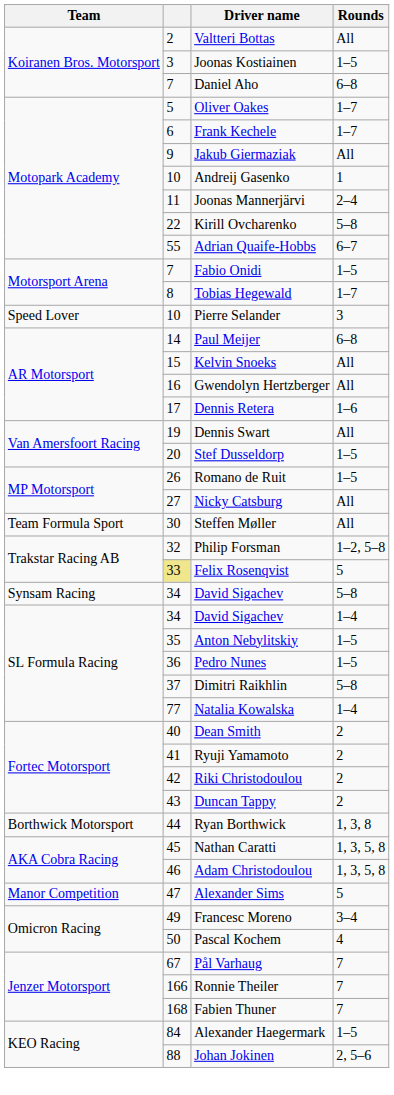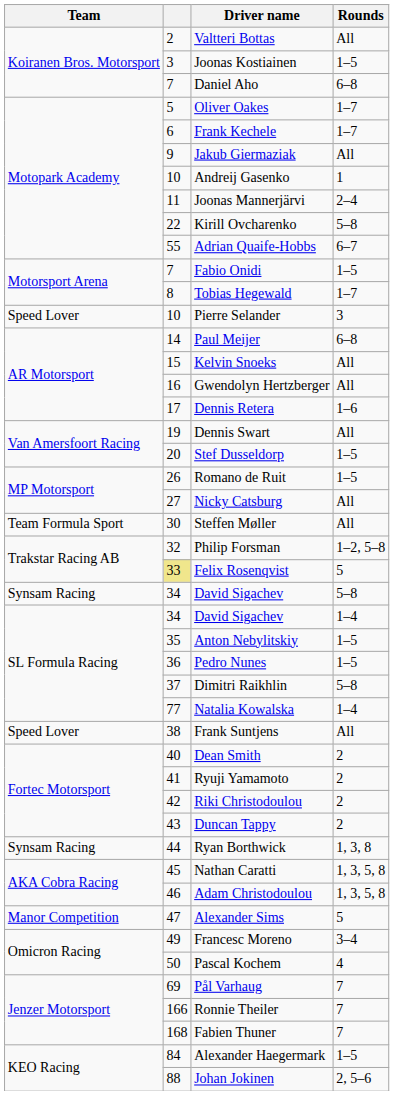+ row: (236, 732)
(71, 824) Borthwick Motorsport -> (52, 847) Synsam Racing
(174, 963) 67 -> (174, 986) 69
